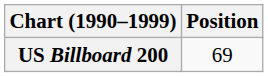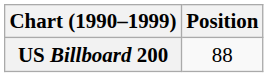(222, 54) 69 -> (222, 54) 88
